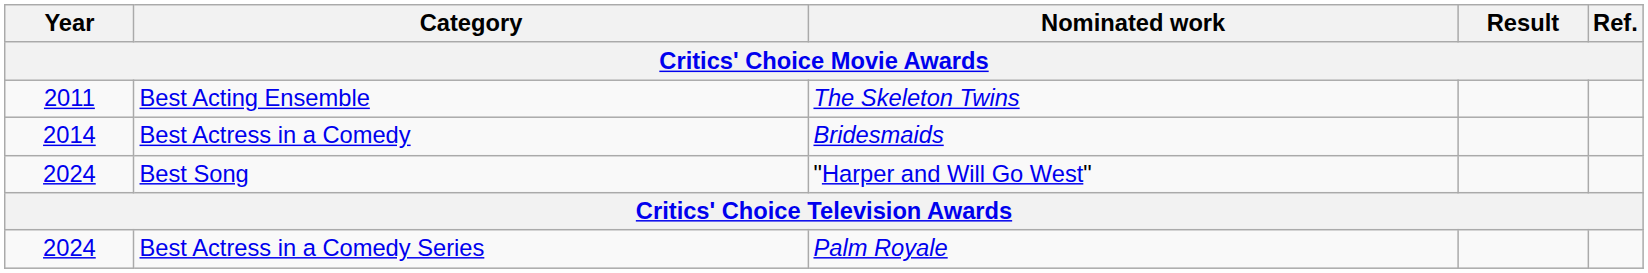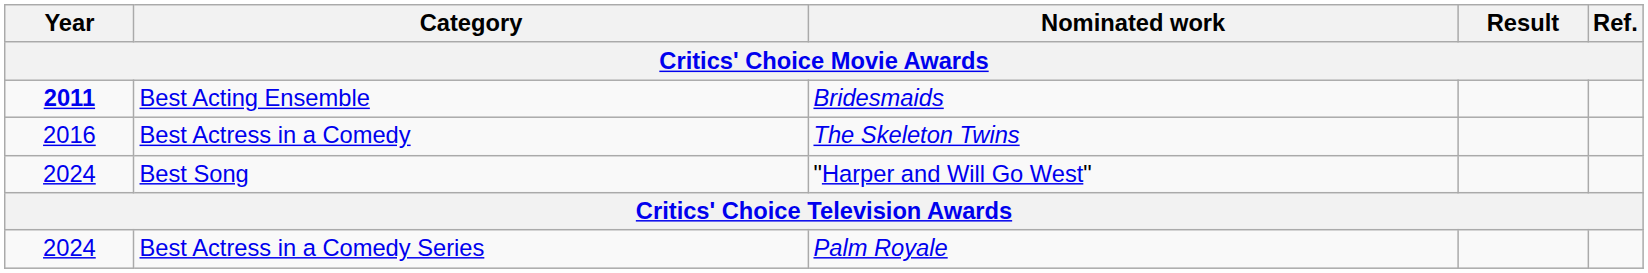(69, 98) normal -> (69, 98) bold
(917, 98) The Skeleton Twins -> (879, 98) Bridesmaids
(69, 135) 2014 -> (69, 135) 2016
(879, 135) Bridesmaids -> (917, 135) The Skeleton Twins
